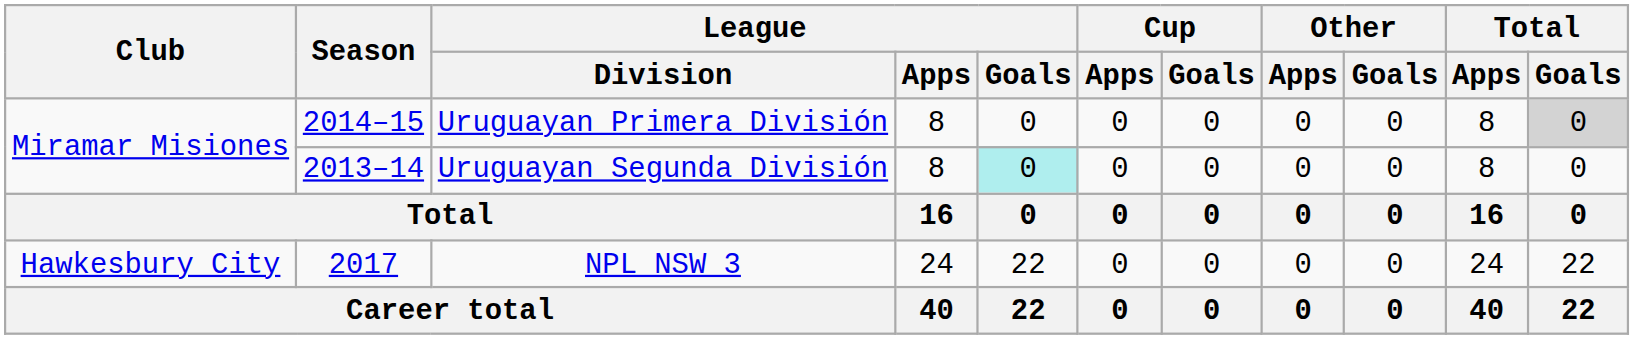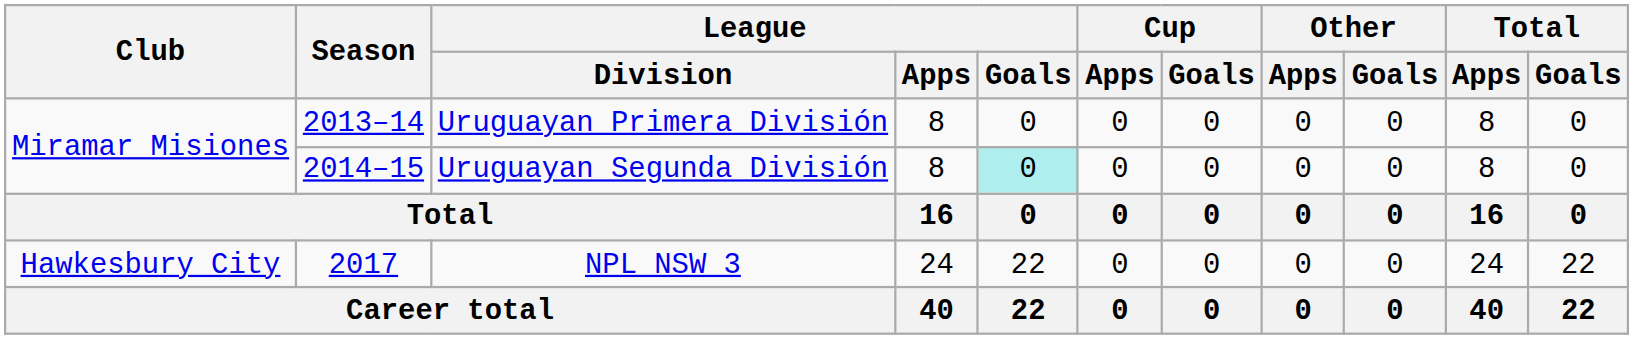(363, 123) 2014–15 -> (363, 123) 2013–14
(1578, 123) lightgrey background -> (1578, 123) no background
(363, 170) 2013–14 -> (363, 170) 2014–15
